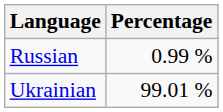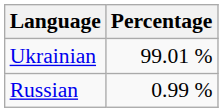rows swapped: (53, 90) <-> (44, 55)
